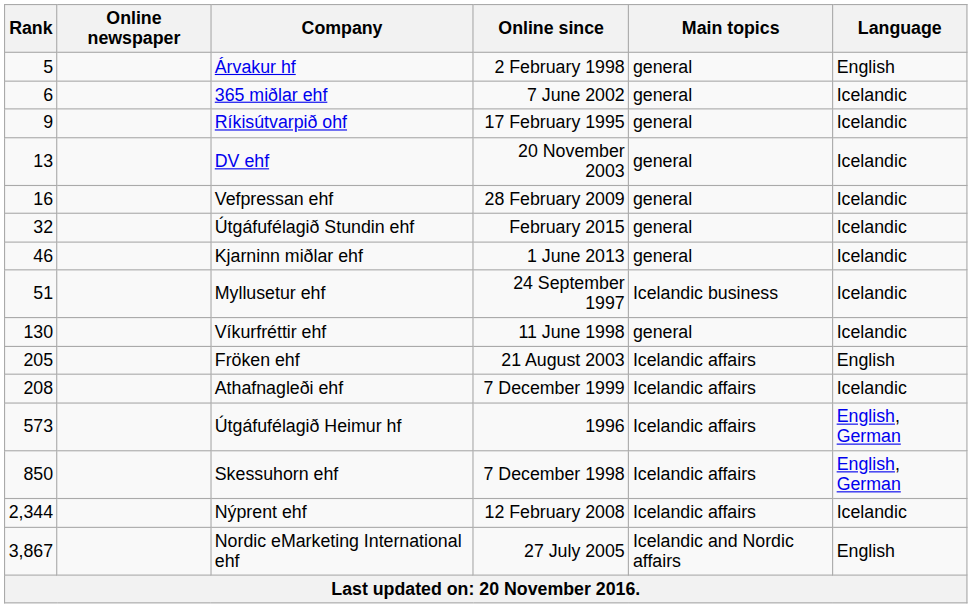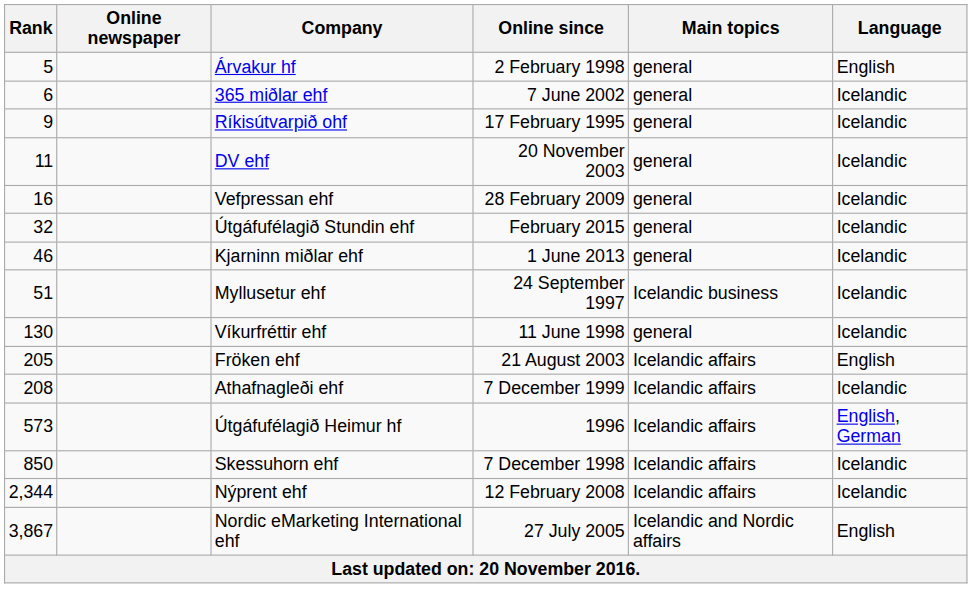(43, 161) 13 -> (44, 161) 11
(869, 474) English, German -> (872, 464) Icelandic
